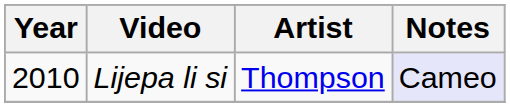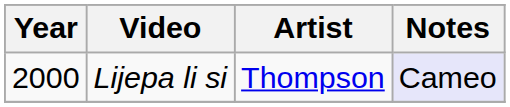(46, 76) 2010 -> (46, 76) 2000
